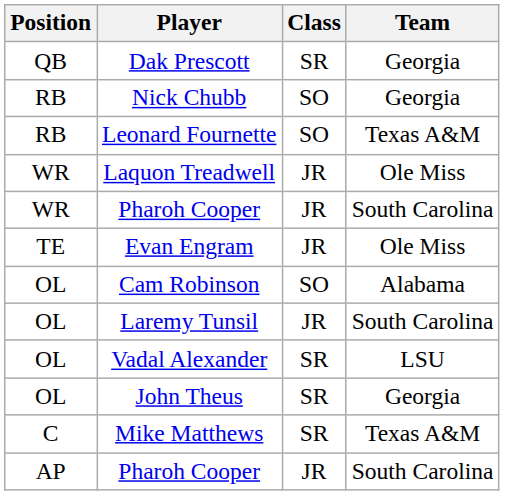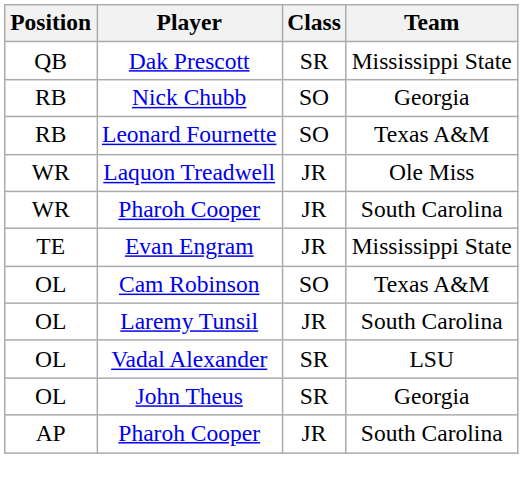(423, 60) Georgia -> (432, 60) Mississippi State
(423, 246) Ole Miss -> (432, 246) Mississippi State
(423, 284) Alabama -> (432, 284) Texas A&M
- row: (51, 433)
